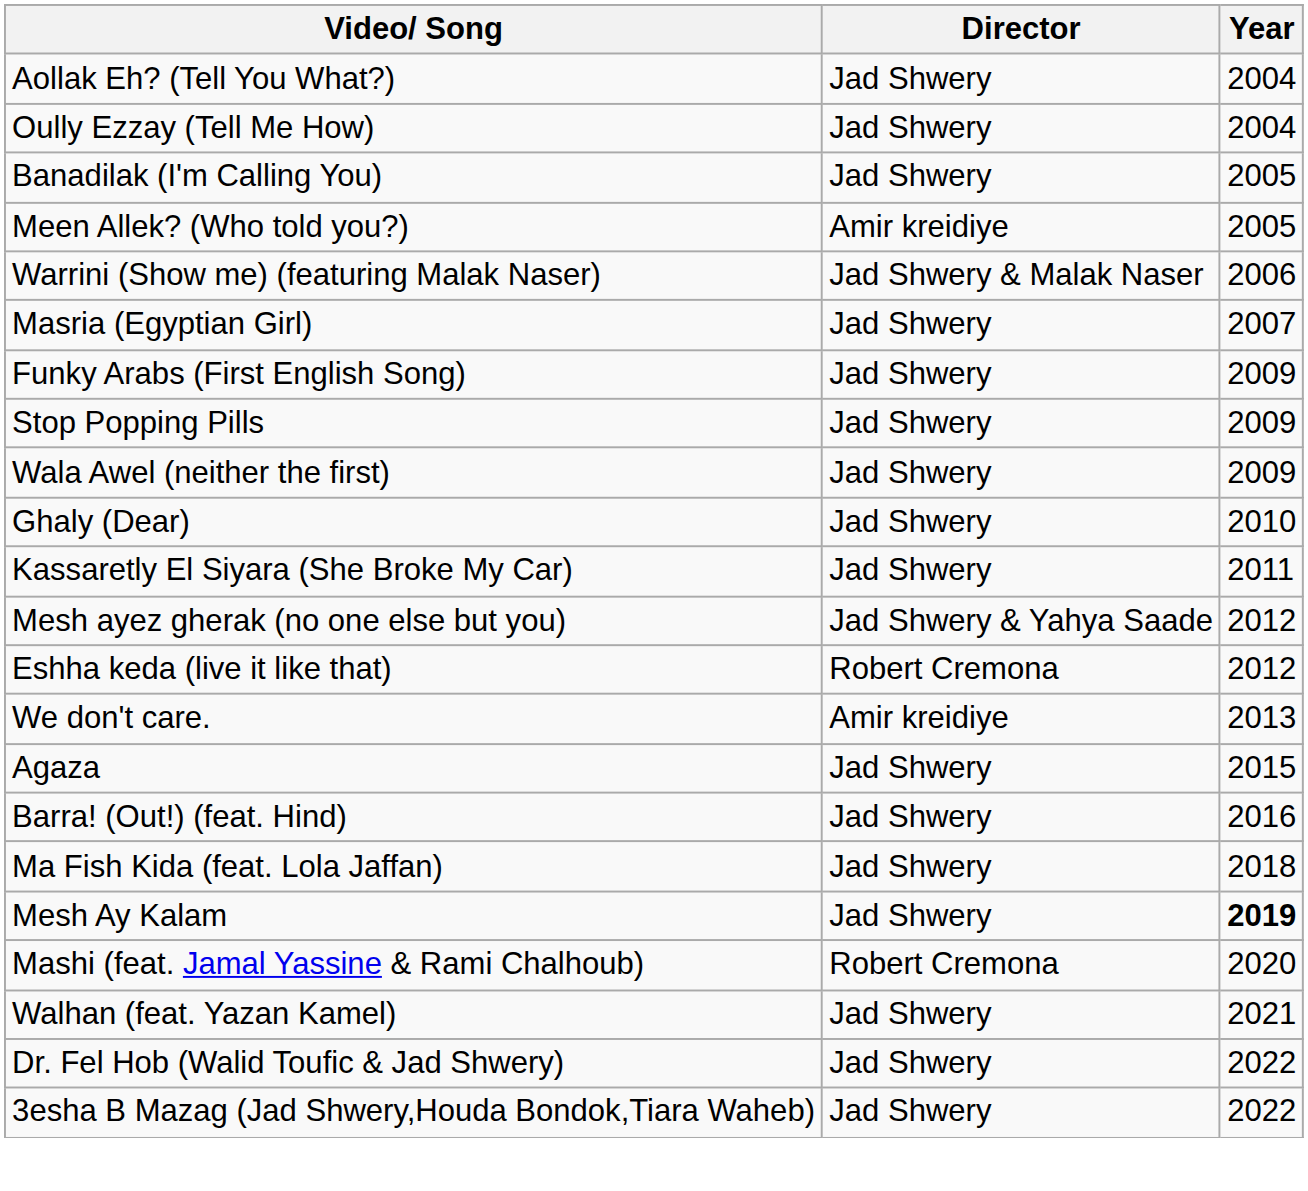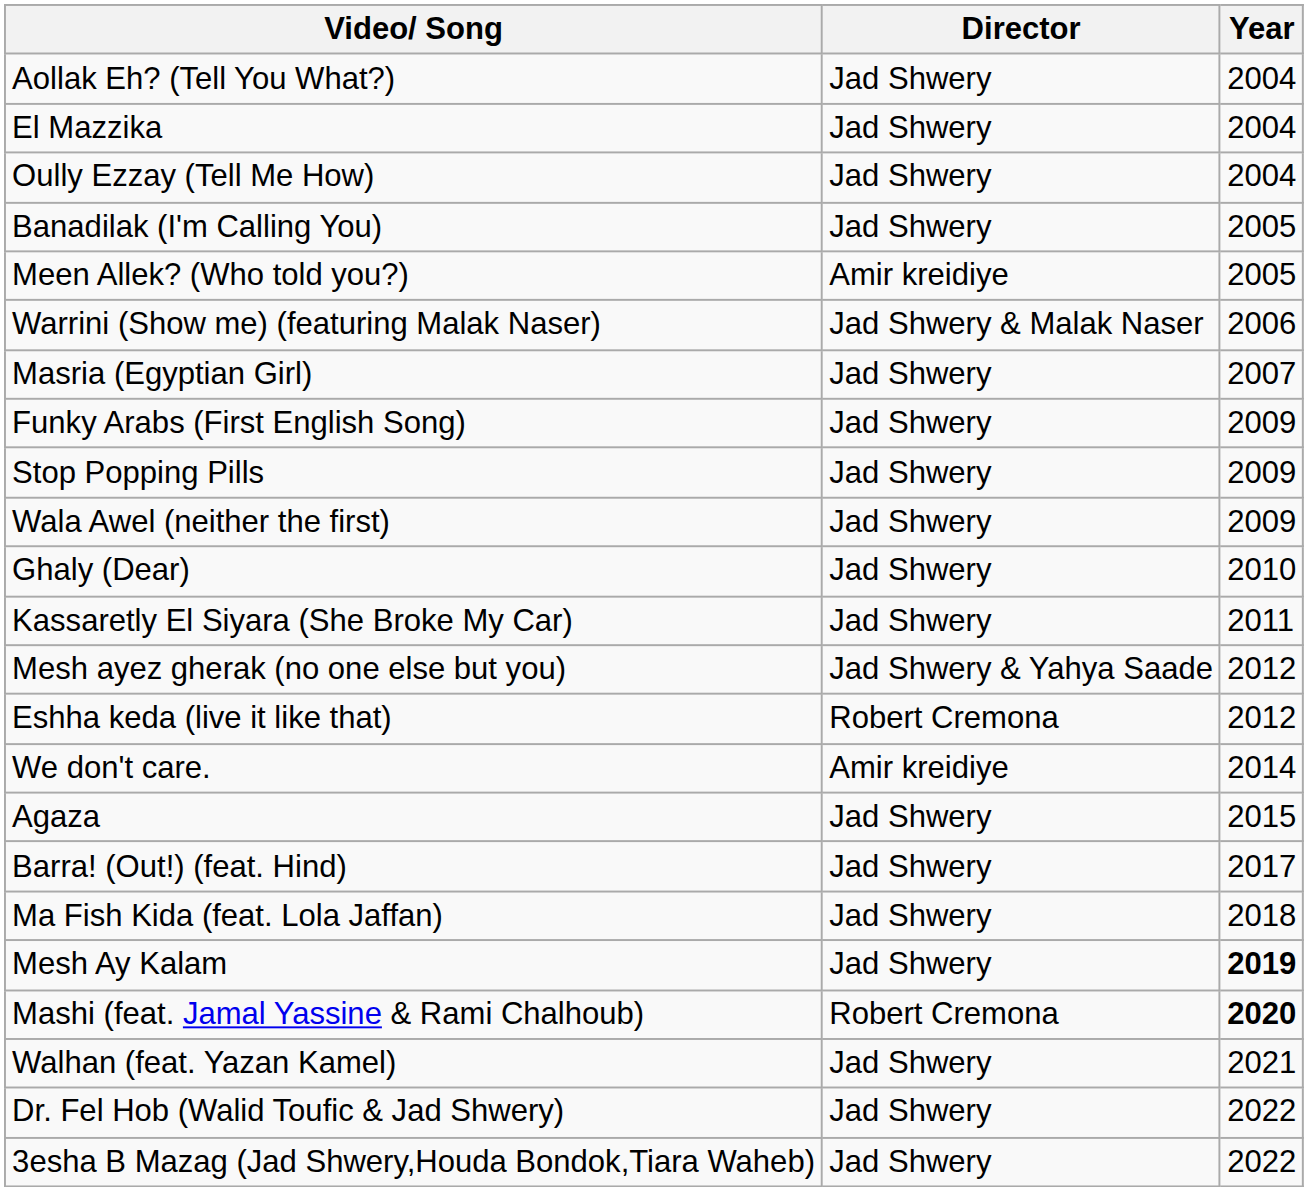+ row: (87, 127)
(1262, 718) 2013 -> (1262, 767) 2014
(1262, 816) 2016 -> (1262, 865) 2017
(1262, 964) normal -> (1262, 1013) bold
